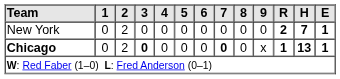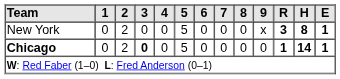(184, 30) 0 -> (184, 30) 5
(263, 30) 0 -> (263, 30) x
(283, 30) 2 -> (283, 30) 3
(304, 30) 7 -> (304, 30) 8
(184, 47) 0 -> (184, 47) 5
(224, 47) bold -> (224, 47) normal
(263, 47) x -> (263, 47) 0
(304, 47) 13 -> (304, 47) 14
